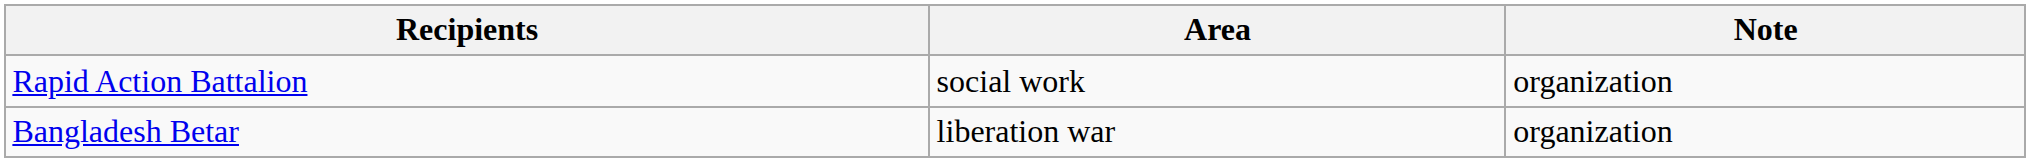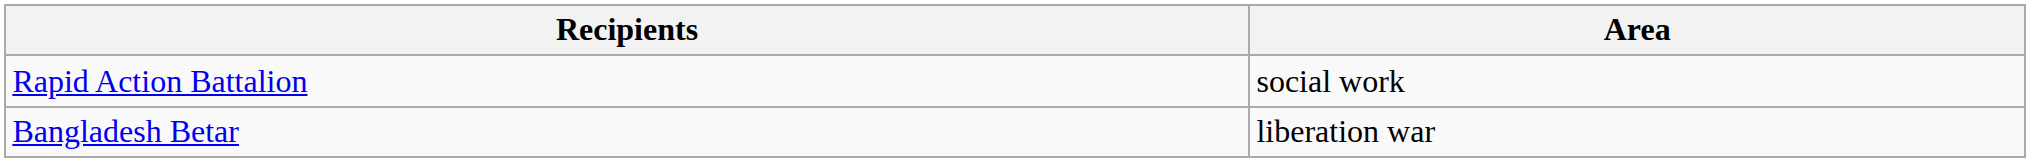- column: (1766, 29)
